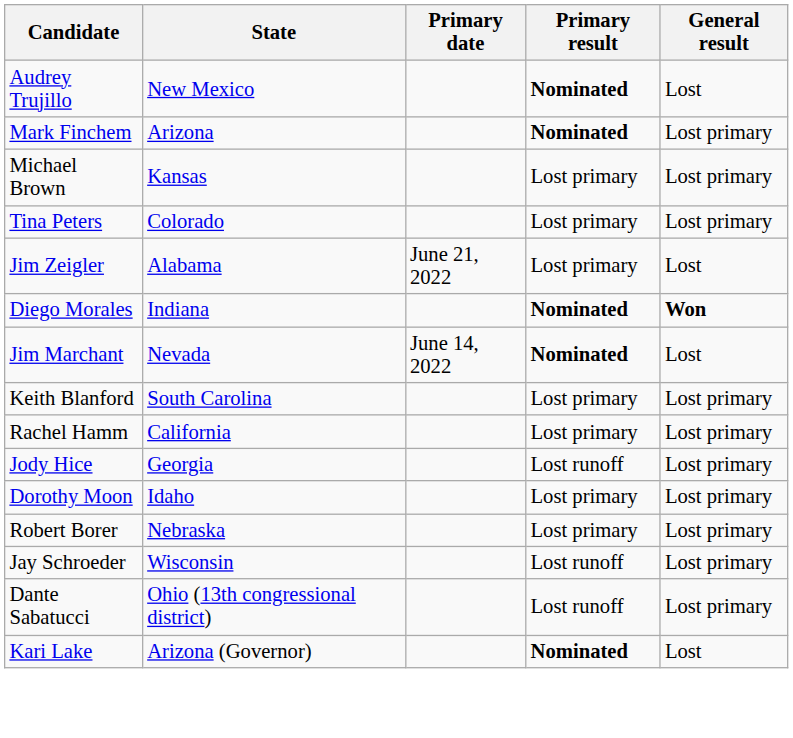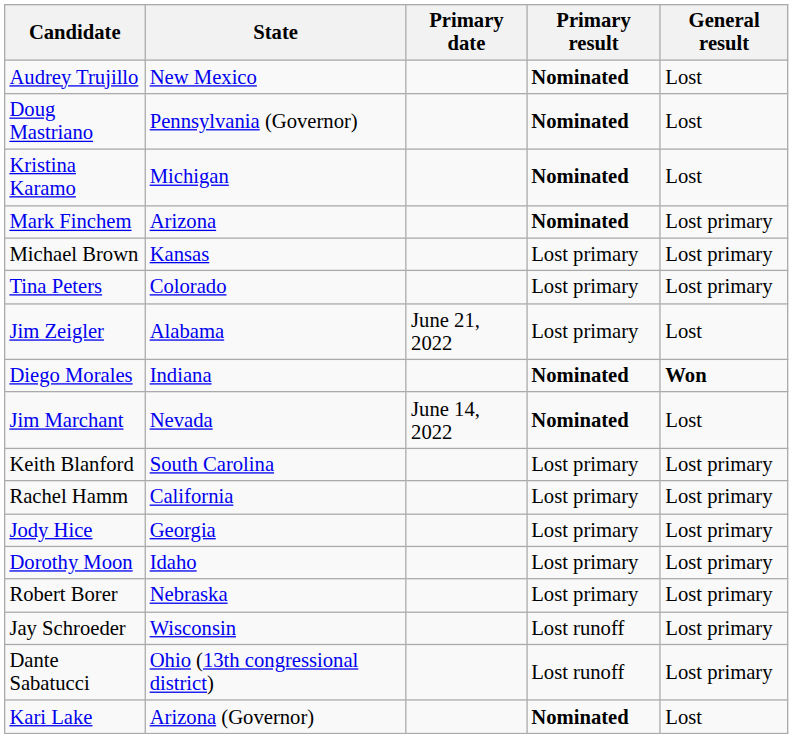+ row: (51, 121)
+ row: (43, 177)
(577, 464) Lost runoff -> (585, 529) Lost primary
